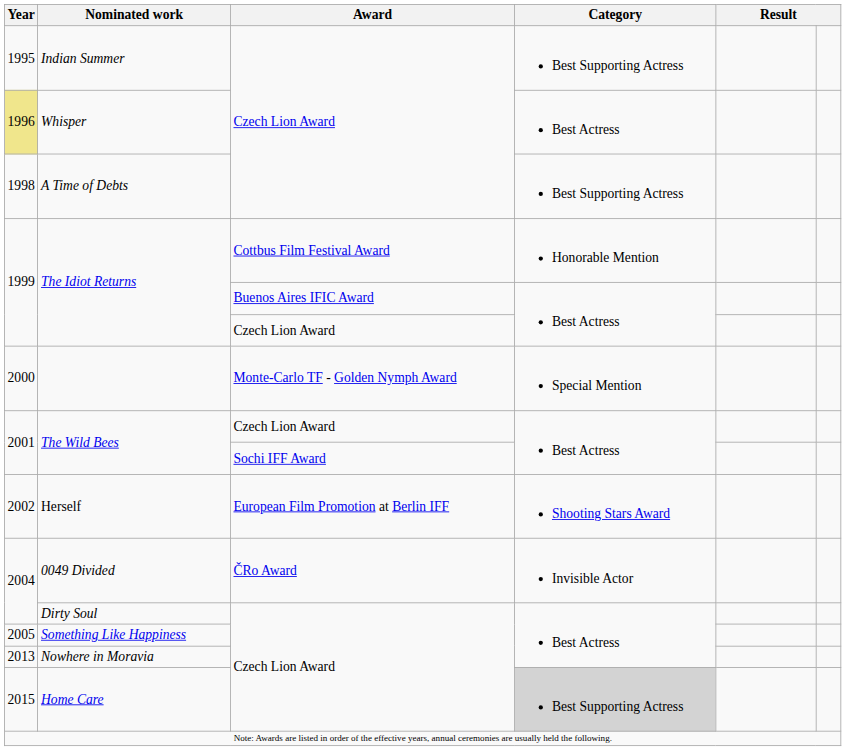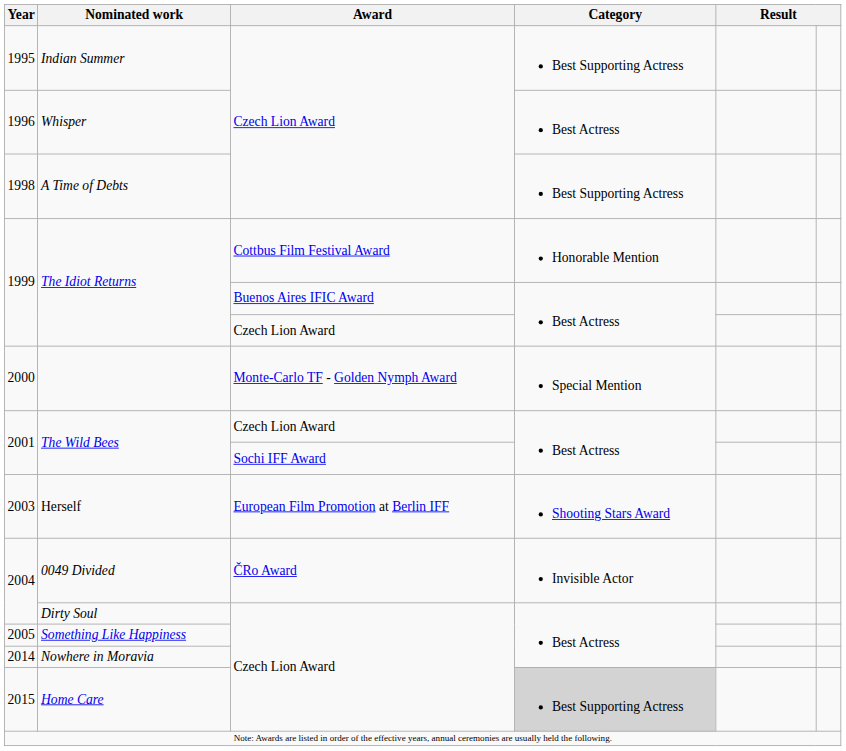(21, 122) khaki background -> (21, 122) no background
(21, 506) 2002 -> (21, 506) 2003
(21, 656) 2013 -> (21, 656) 2014
